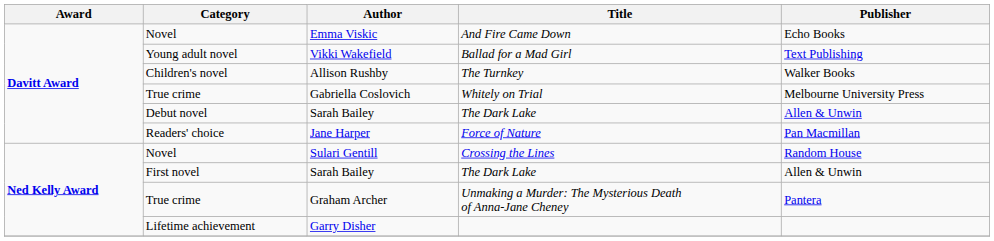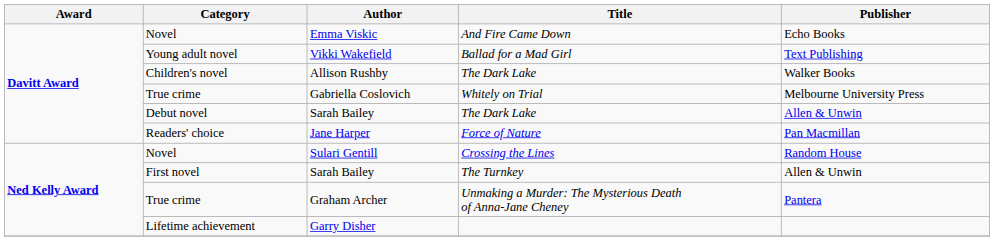(492, 73) The Turnkey -> (499, 73) The Dark Lake
(499, 172) The Dark Lake -> (492, 172) The Turnkey
